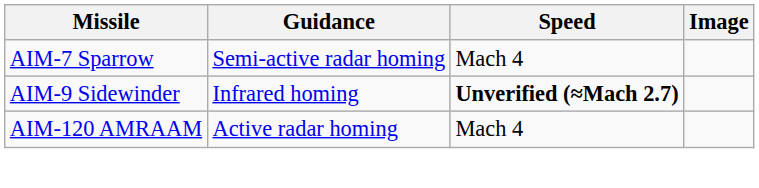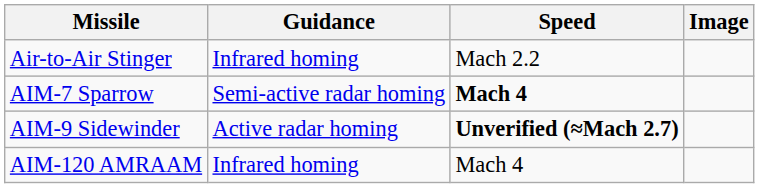+ row: (91, 57)
(489, 57) normal -> (491, 93) bold
(286, 93) Infrared homing -> (305, 128) Active radar homing
(305, 128) Active radar homing -> (286, 164) Infrared homing
